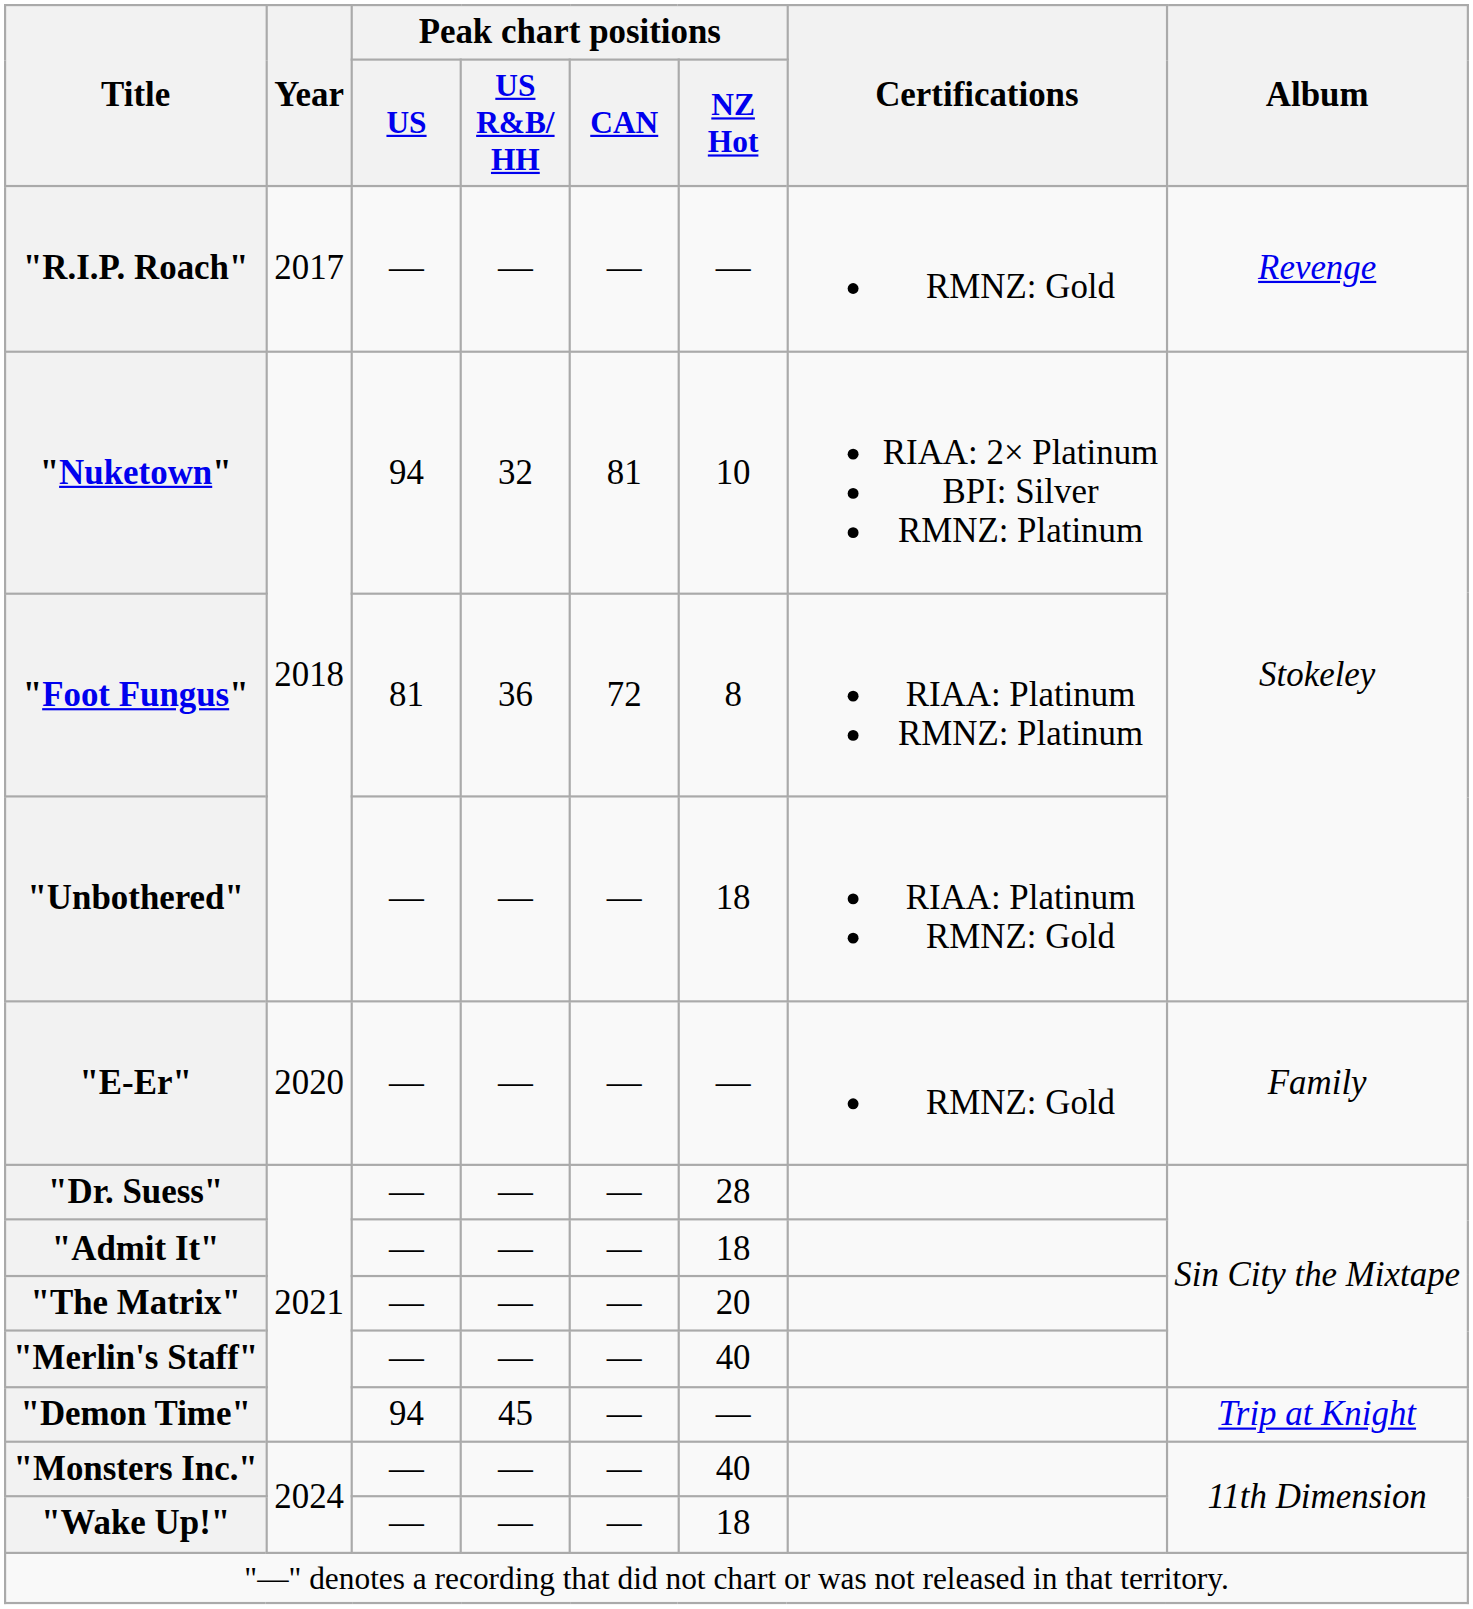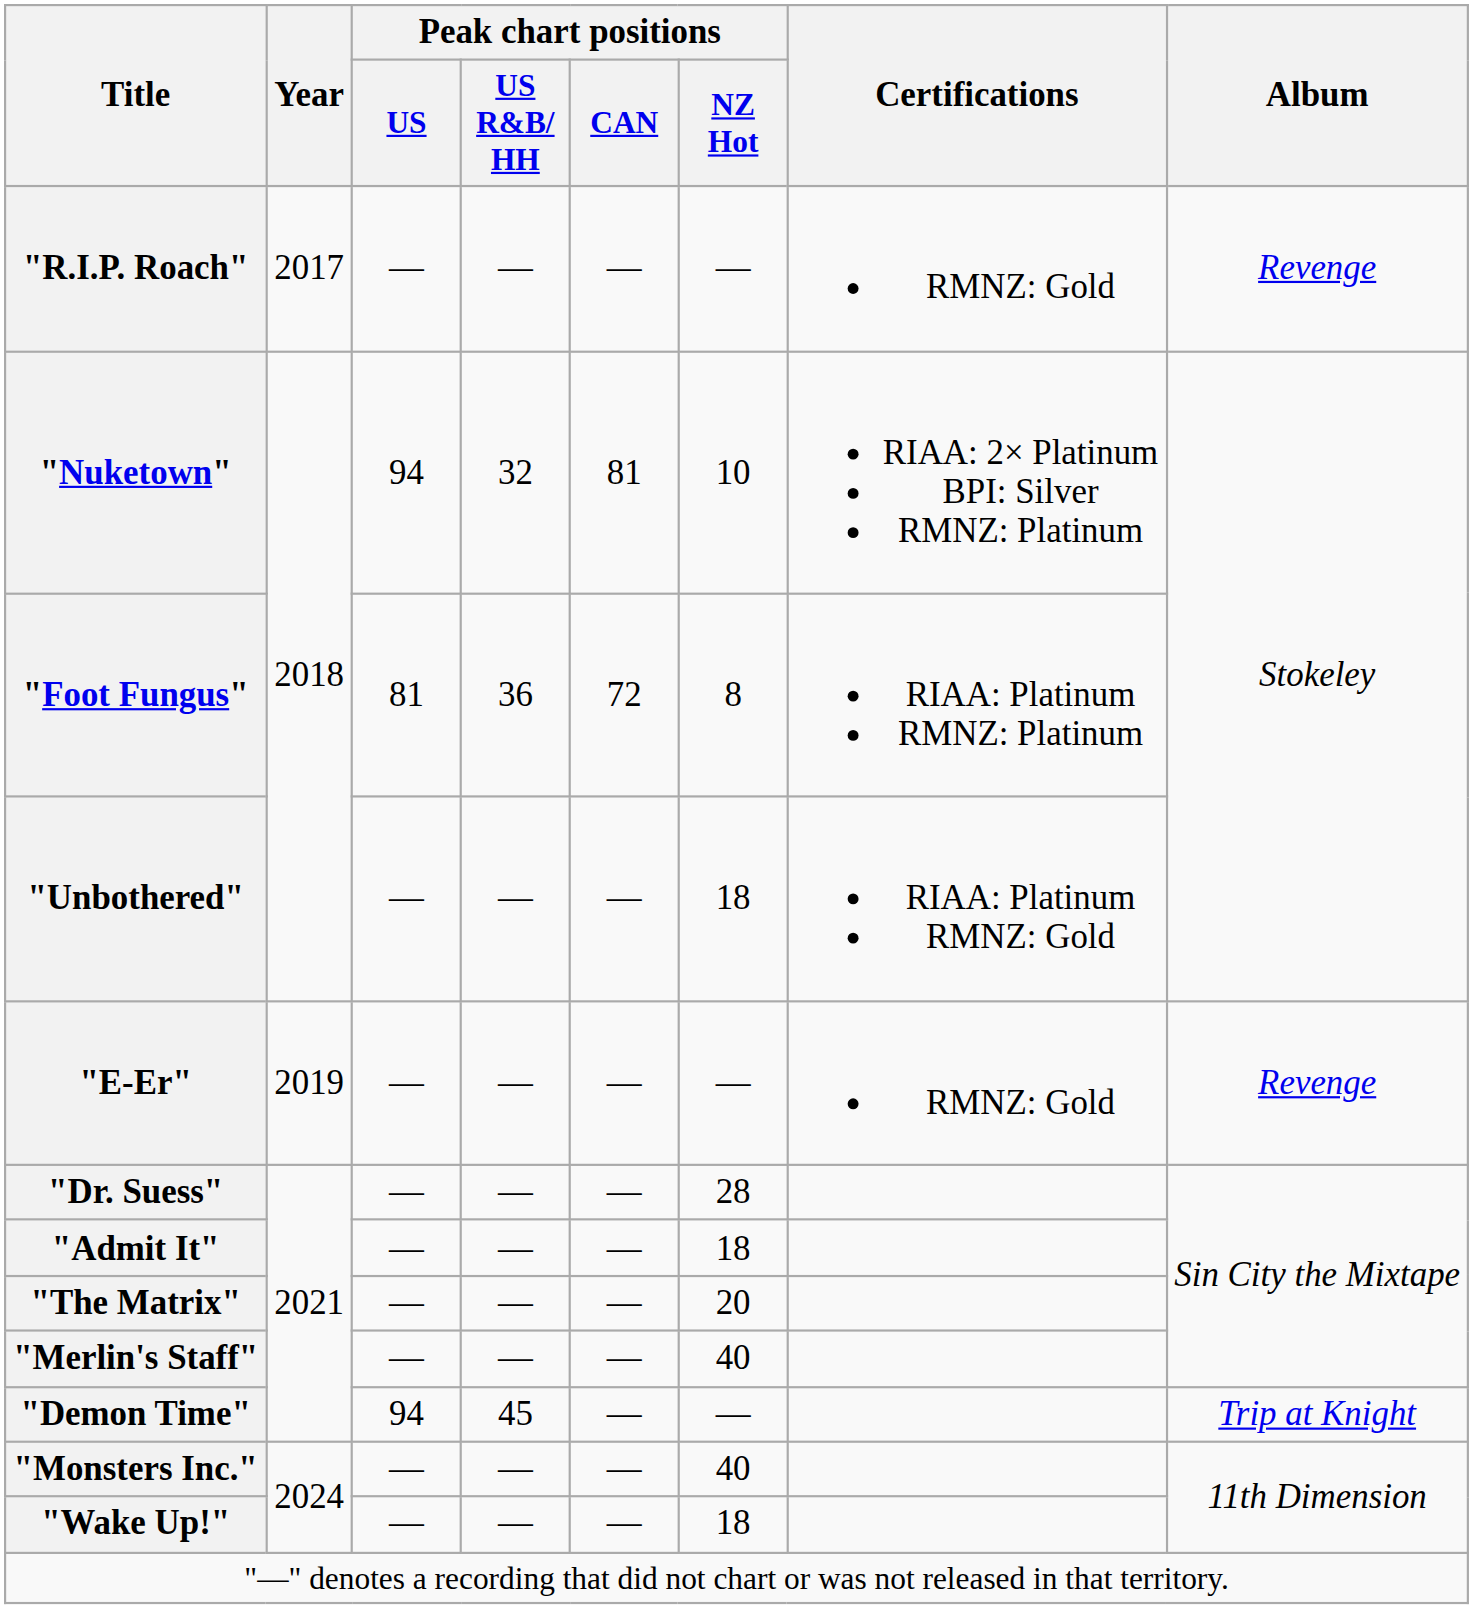(309, 1082) 2020 -> (309, 1082) 2019
(1317, 1082) Family -> (1317, 1082) Revenge
